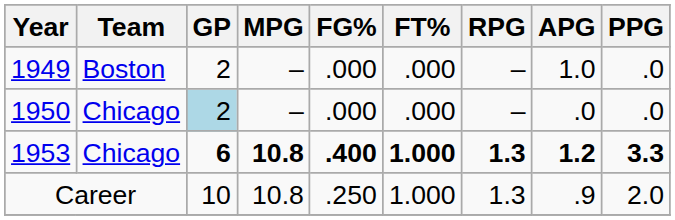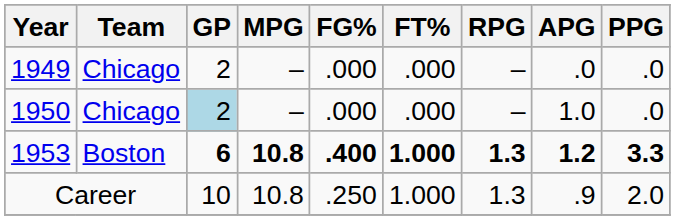(124, 68) Boston -> (131, 68) Chicago
(577, 68) 1.0 -> (584, 68) .0
(584, 110) .0 -> (577, 110) 1.0
(131, 152) Chicago -> (124, 152) Boston
